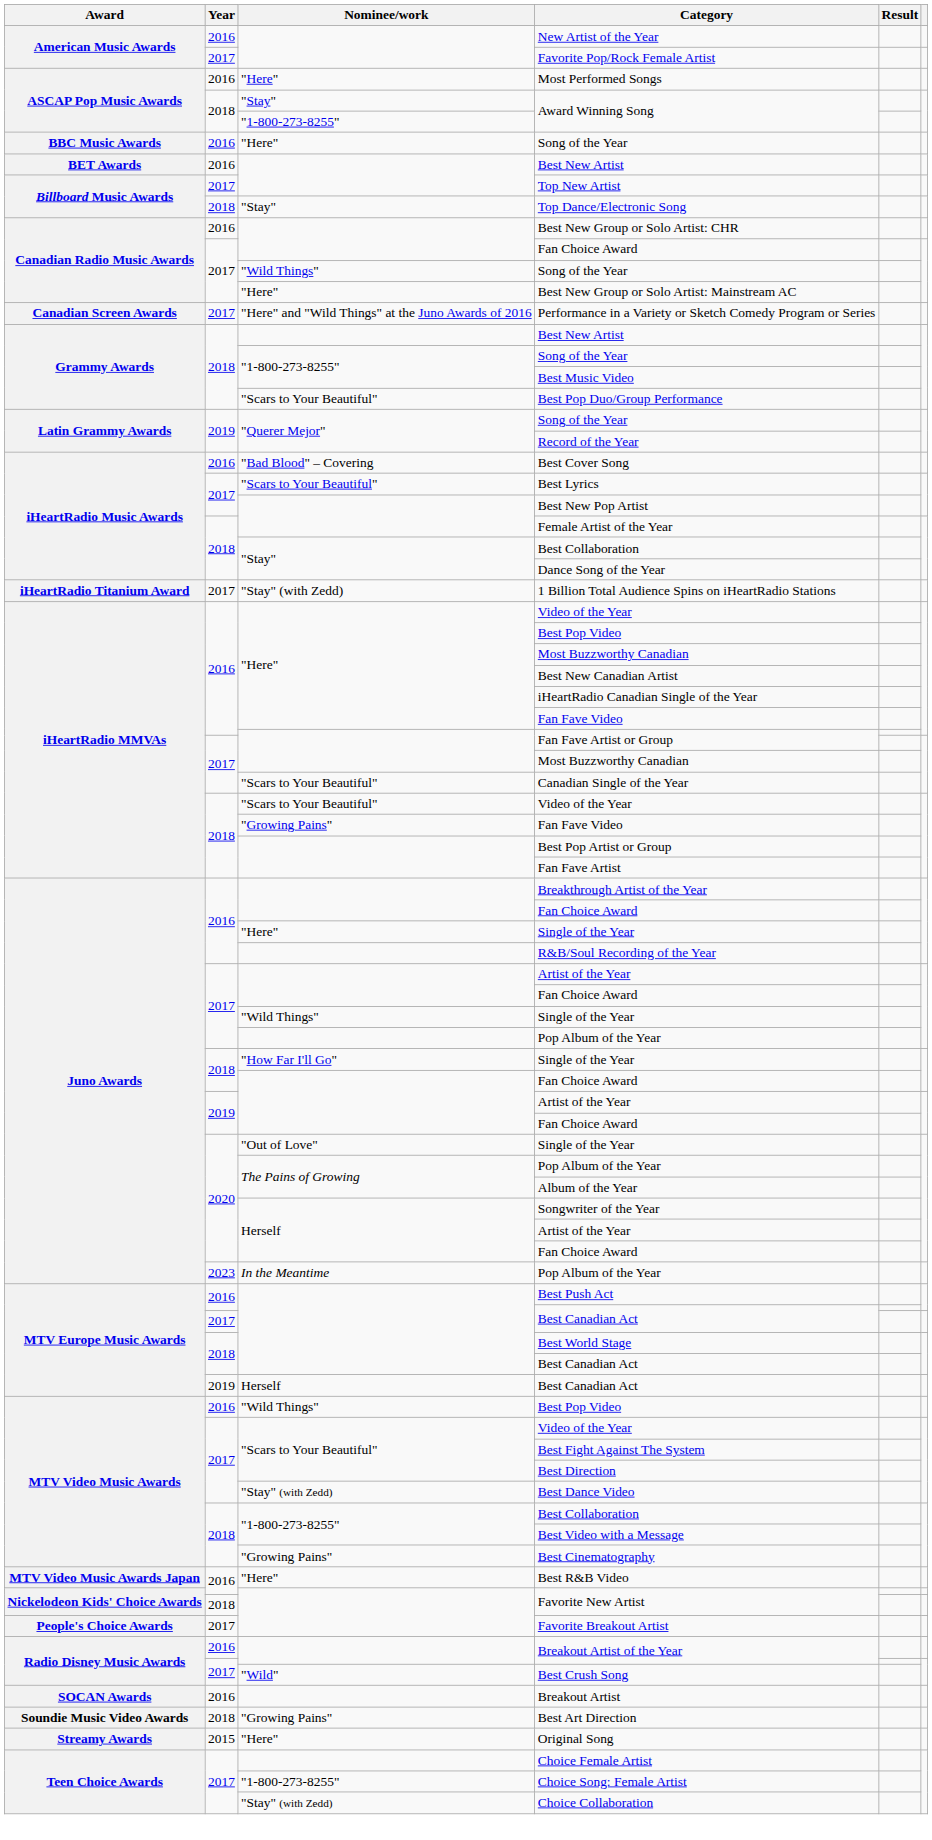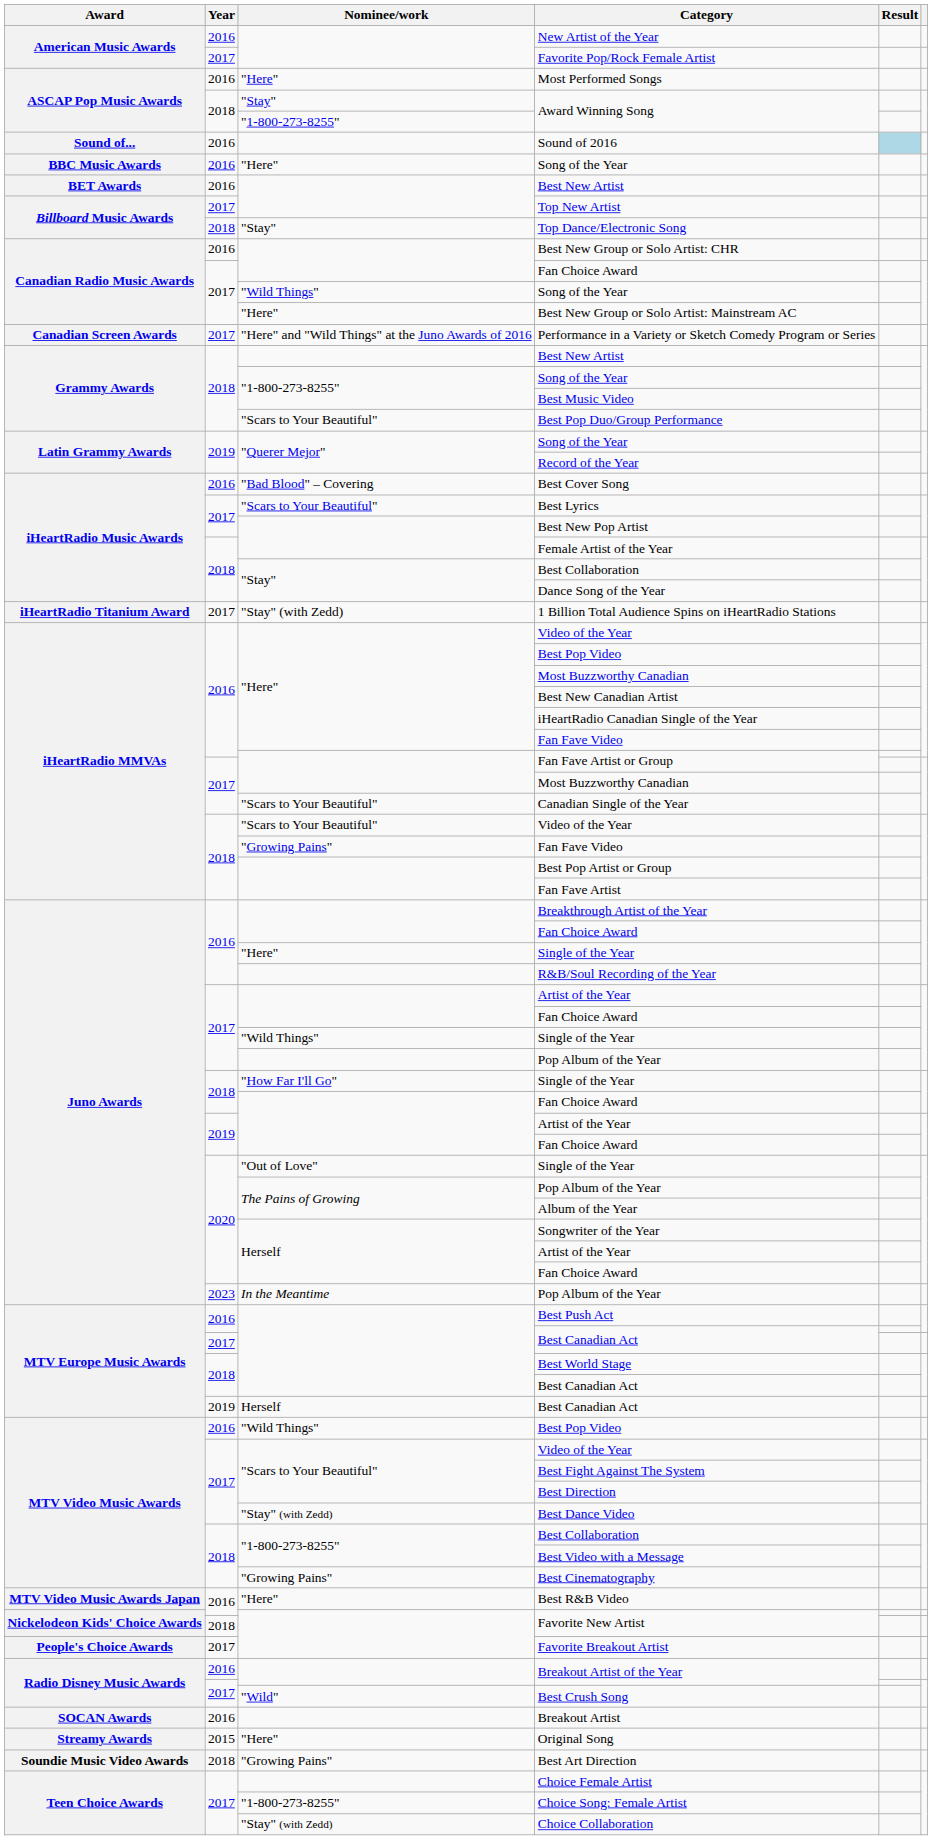+ row: (221, 143)
rows swapped: (221, 1717) <-> (221, 1738)
